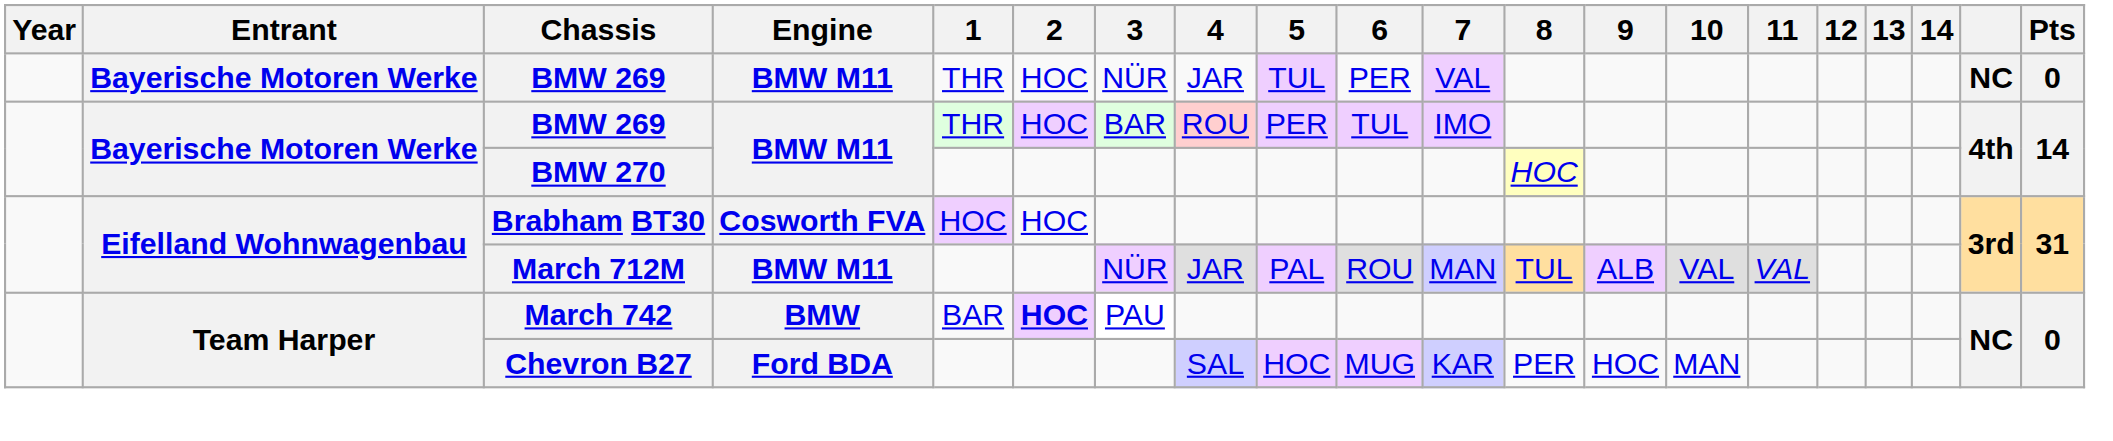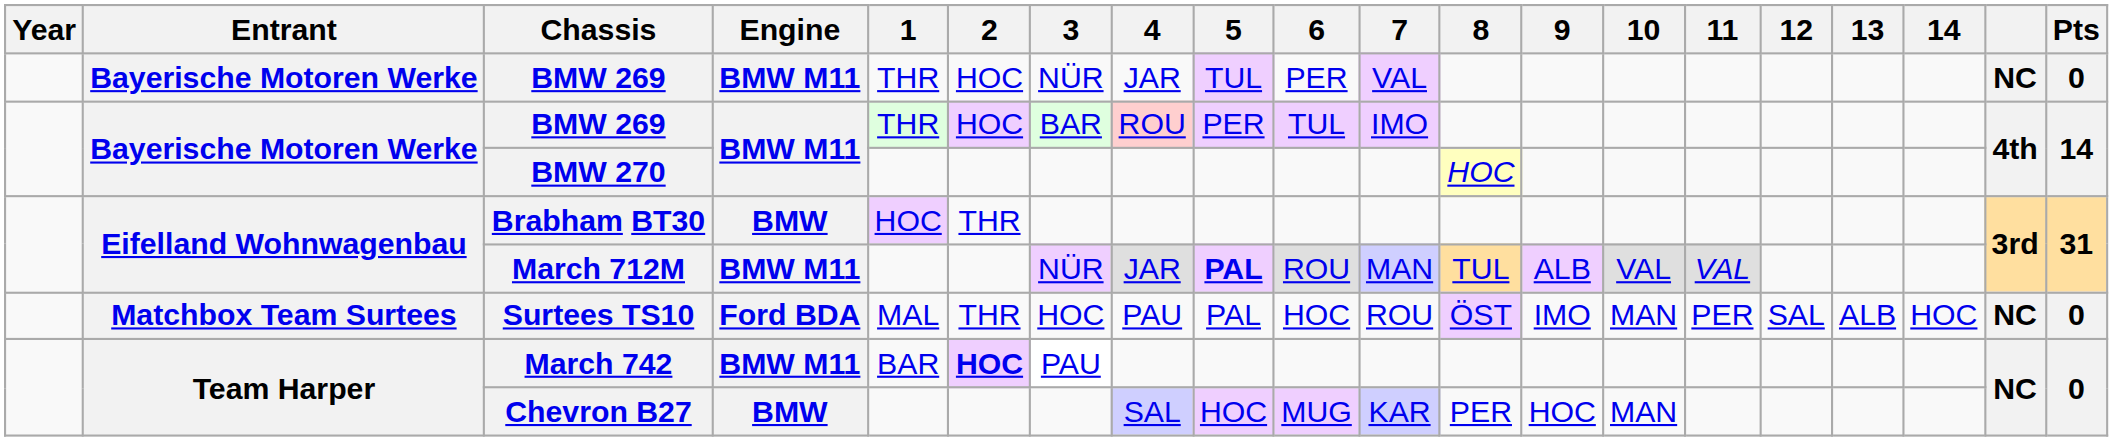(822, 220) Cosworth FVA -> (790, 220) BMW
(1054, 220) HOC -> (990, 220) THR
(1297, 268) normal -> (1234, 268) bold
+ row: (284, 316)
(822, 316) BMW -> (790, 364) BMW M11
(822, 364) Ford BDA -> (790, 412) BMW
